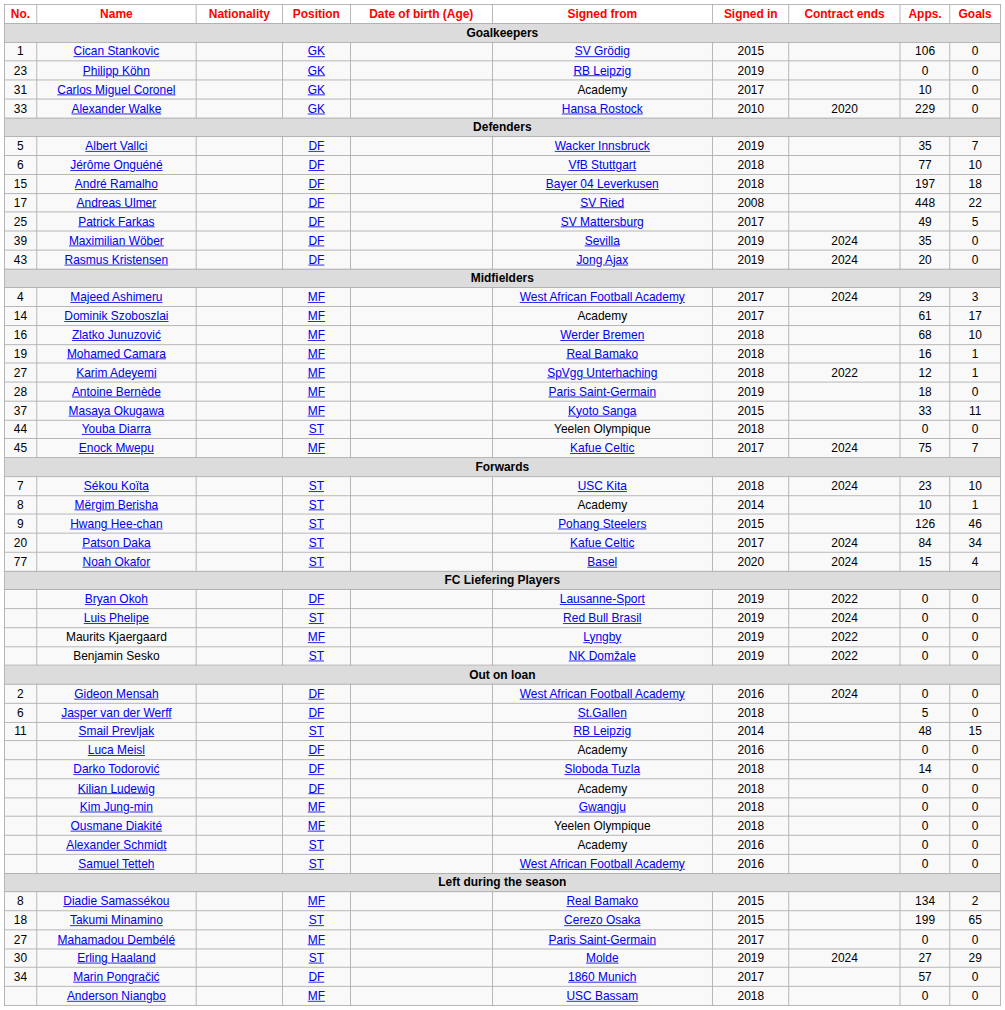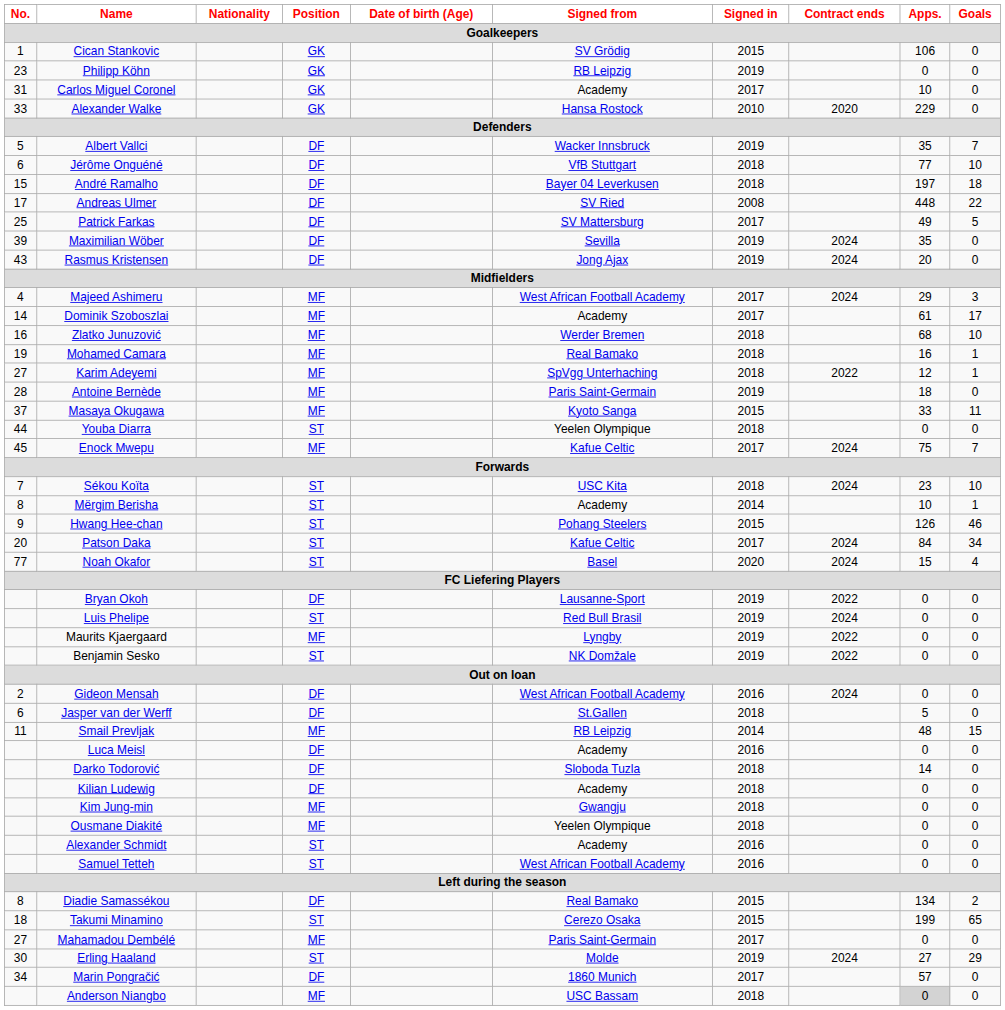(316, 732) ST -> (316, 732) MF
(316, 902) MF -> (316, 902) DF
(925, 996) no background -> (925, 996) lightgrey background
